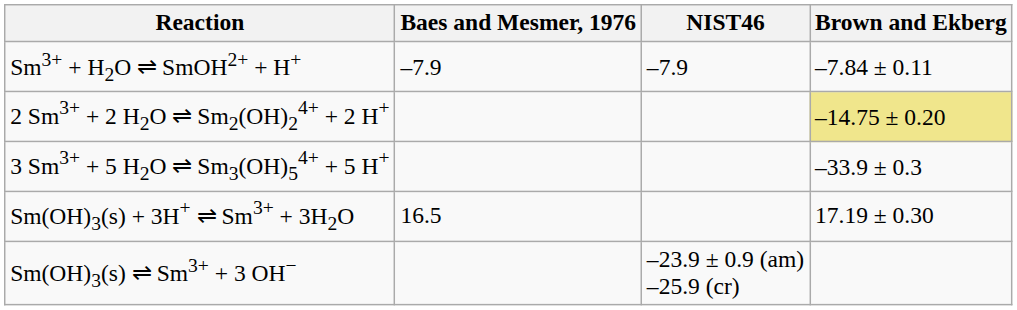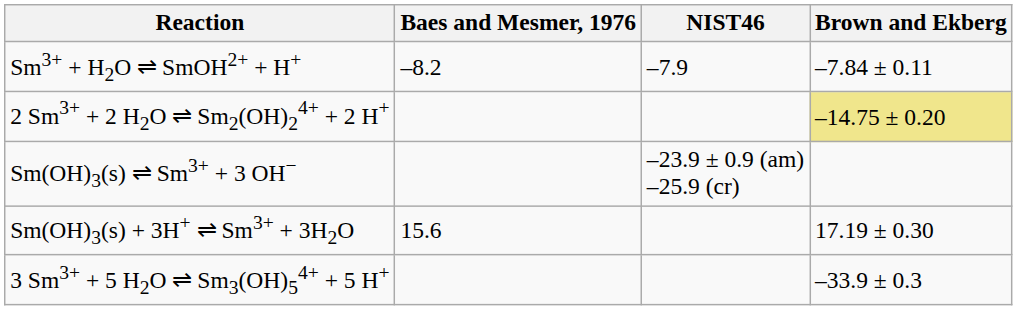(421, 66) –7.9 -> (421, 66) –8.2
rows swapped: (200, 166) <-> (153, 272)
(421, 216) 16.5 -> (421, 230) 15.6
